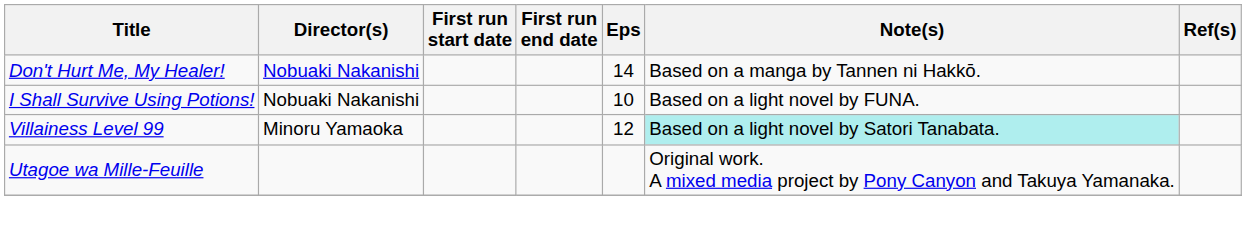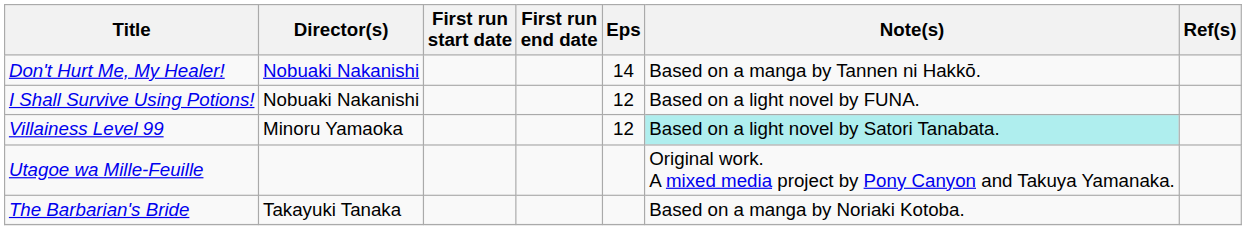(623, 99) 10 -> (623, 99) 12
+ row: (99, 209)
